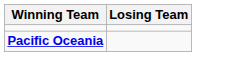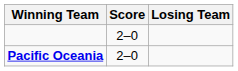+ column: (127, 14)
